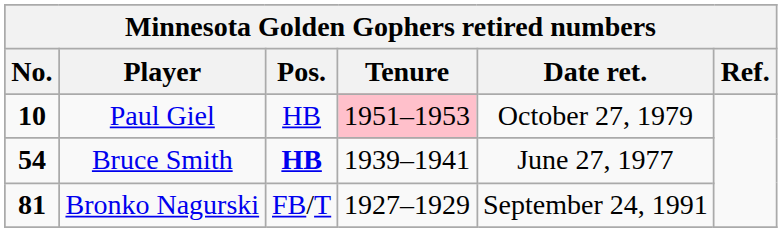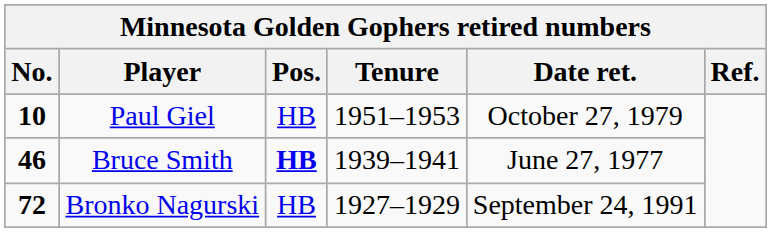(407, 115) pink background -> (397, 115) no background
(32, 159) 54 -> (32, 159) 46
(32, 204) 81 -> (32, 204) 72
(302, 204) FB/T -> (297, 204) HB
